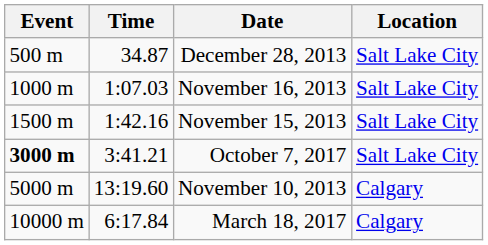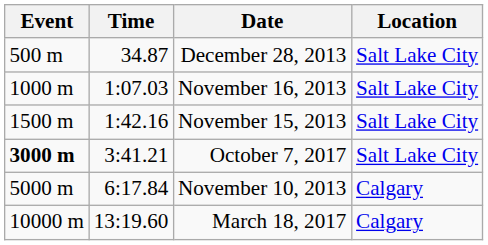(131, 188) 13:19.60 -> (136, 188) 6:17.84
(136, 222) 6:17.84 -> (131, 222) 13:19.60
